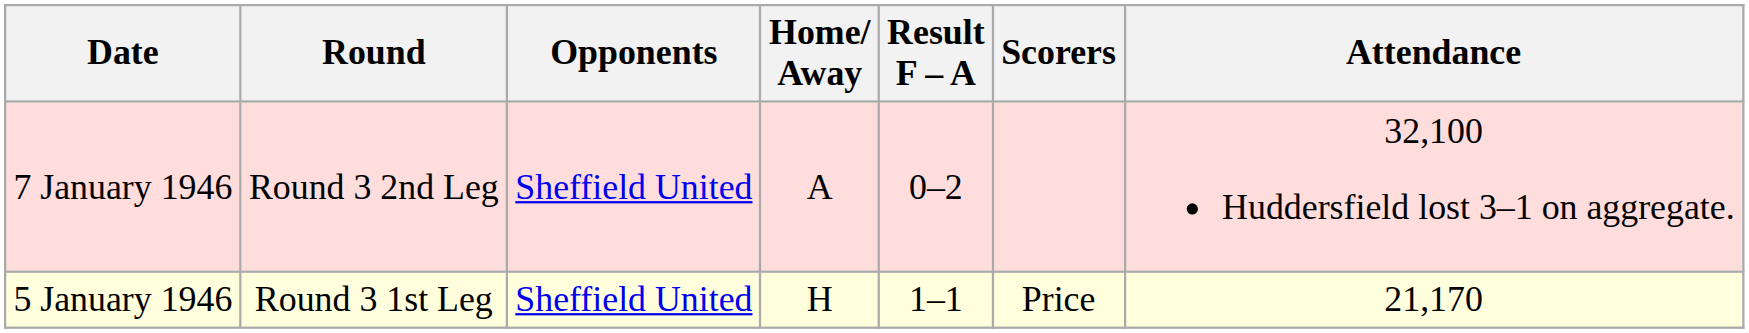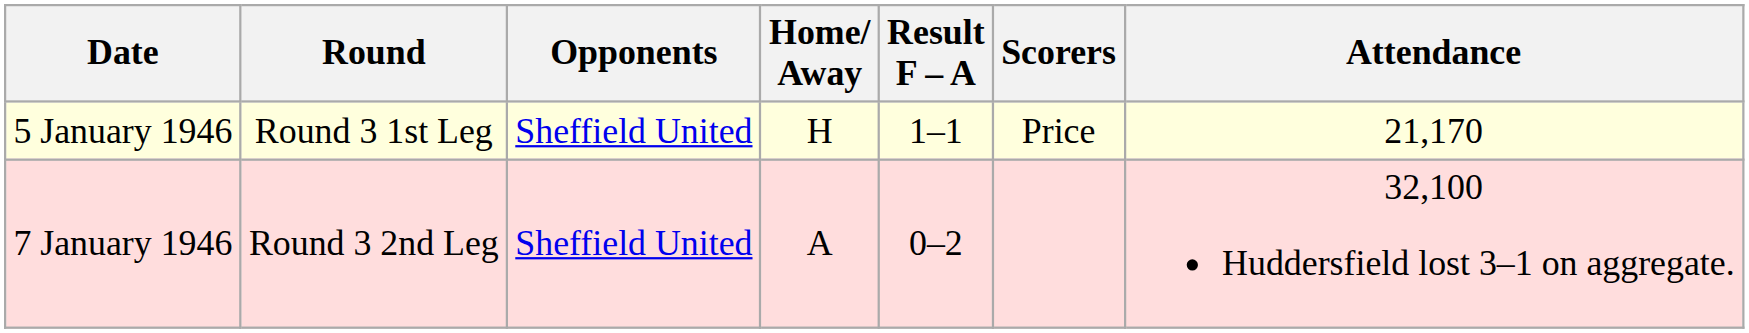rows swapped: (123, 298) <-> (123, 186)
